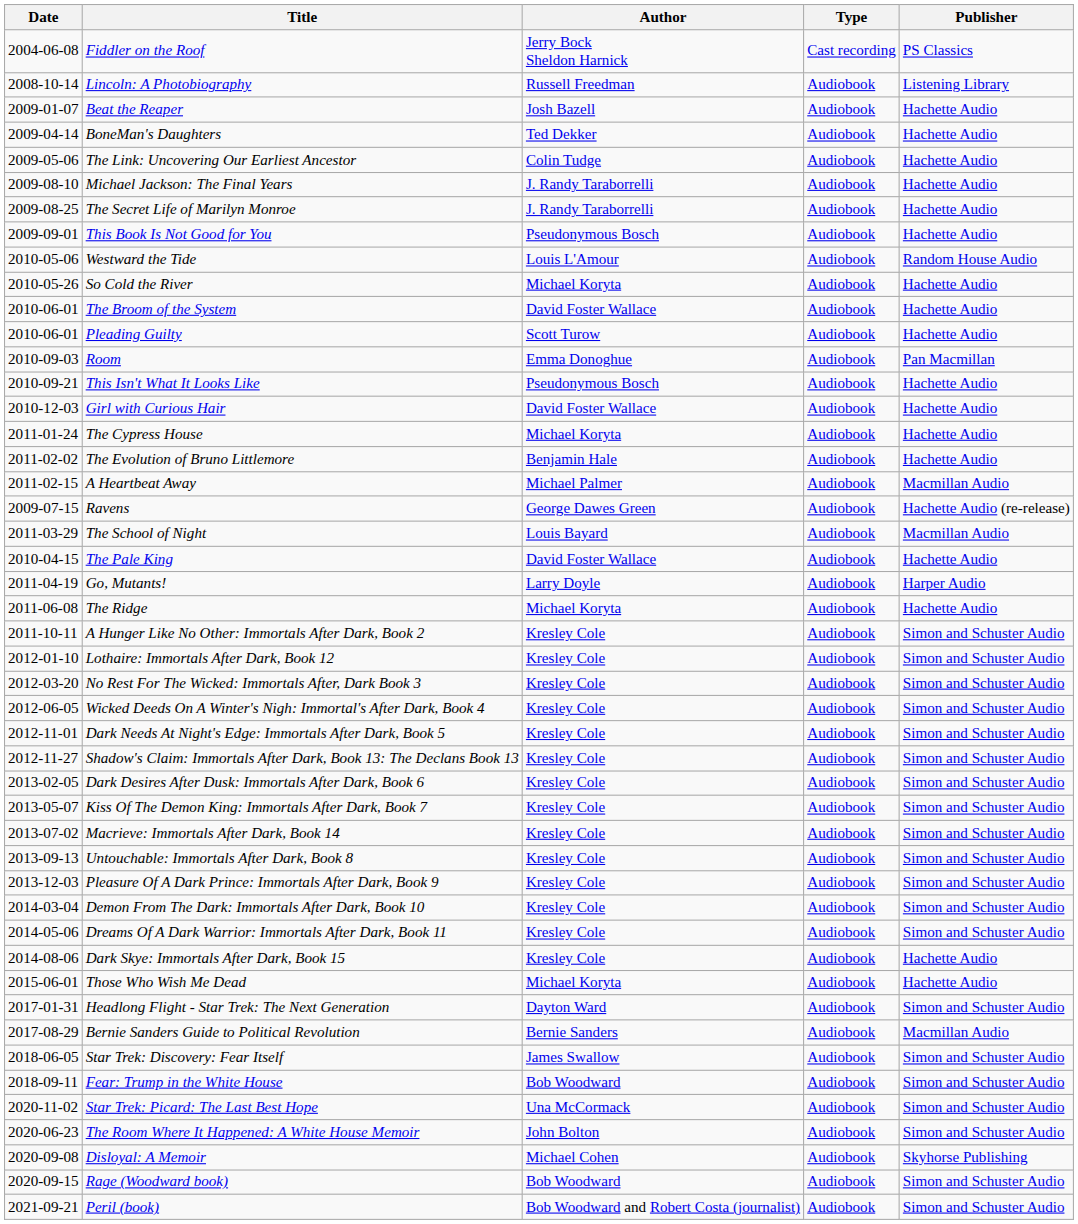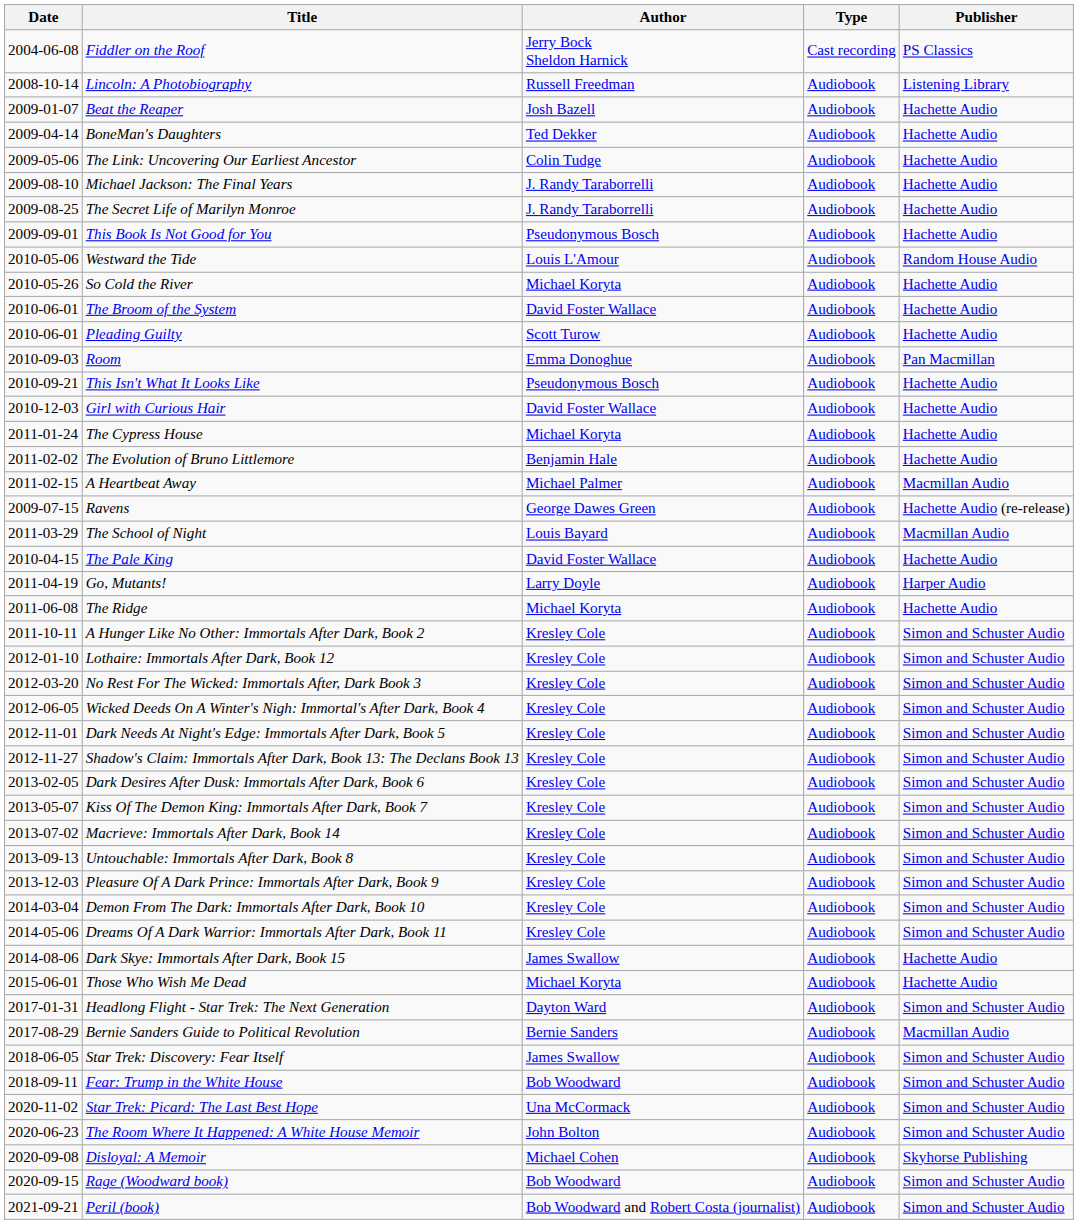(566, 957) Kresley Cole -> (573, 957) James Swallow
